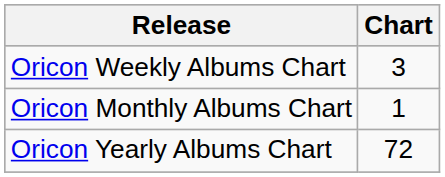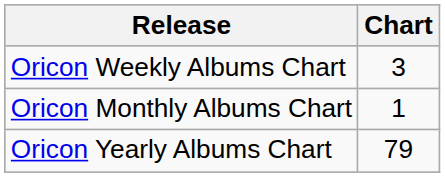(398, 150) 72 -> (398, 150) 79
